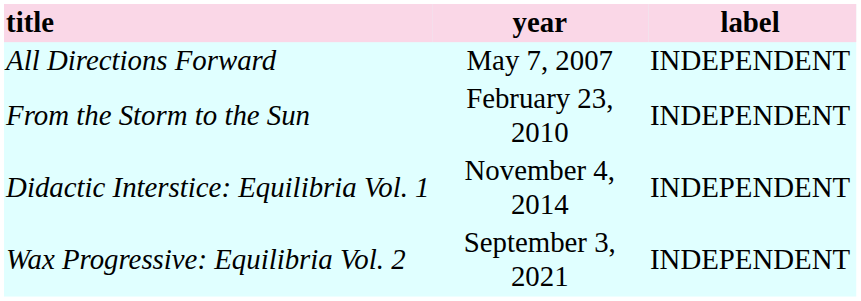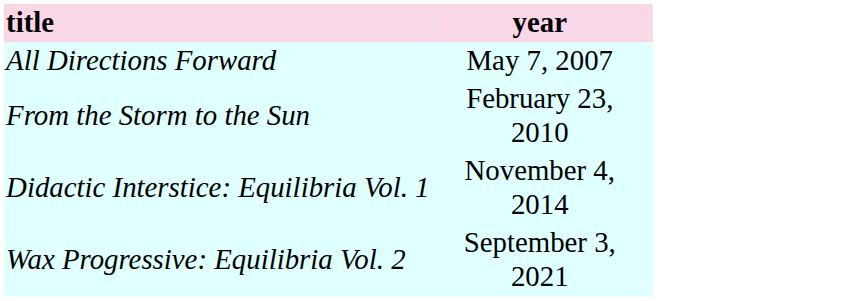- column: (750, 22)
